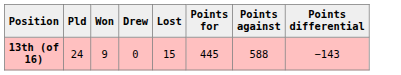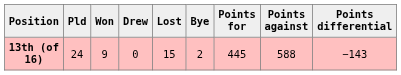+ column: (200, 21)
